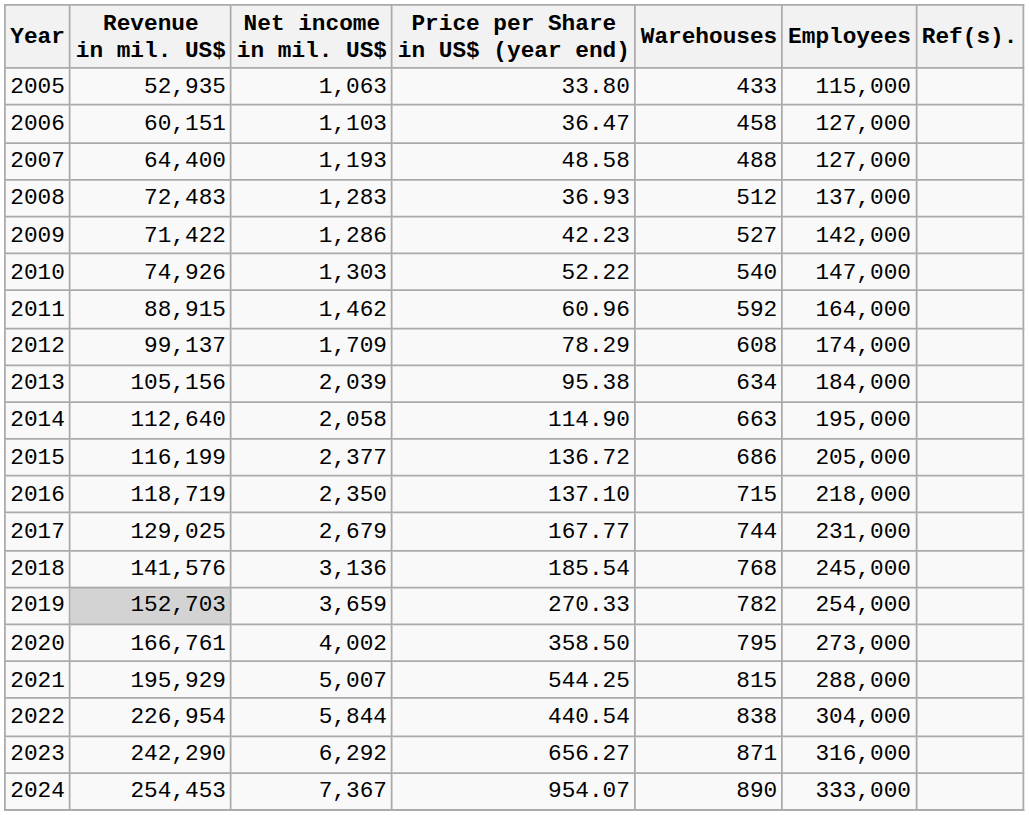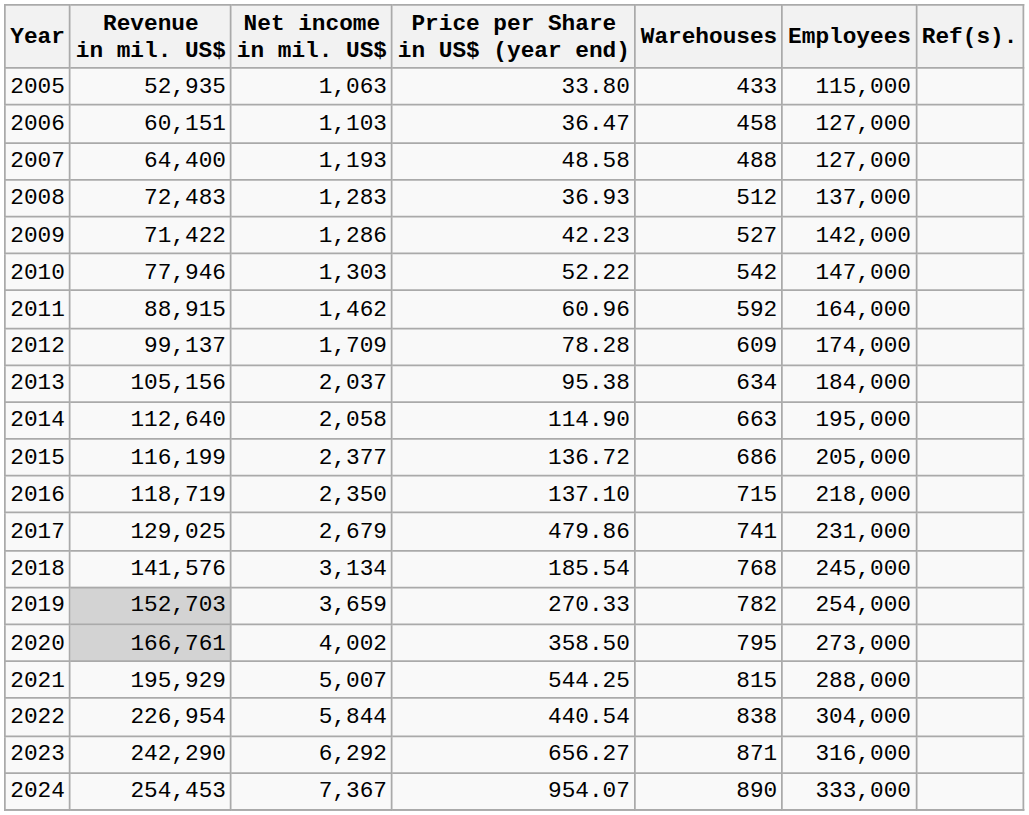(185, 272) 74,926 -> (185, 272) 77,946
(757, 272) 540 -> (757, 272) 542
(596, 346) 78.29 -> (596, 346) 78.28
(757, 346) 608 -> (757, 346) 609
(353, 383) 2,039 -> (353, 383) 2,037
(589, 532) 167.77 -> (589, 532) 479.86
(757, 532) 744 -> (757, 532) 741
(353, 569) 3,136 -> (353, 569) 3,134
(178, 643) no background -> (178, 643) lightgrey background
